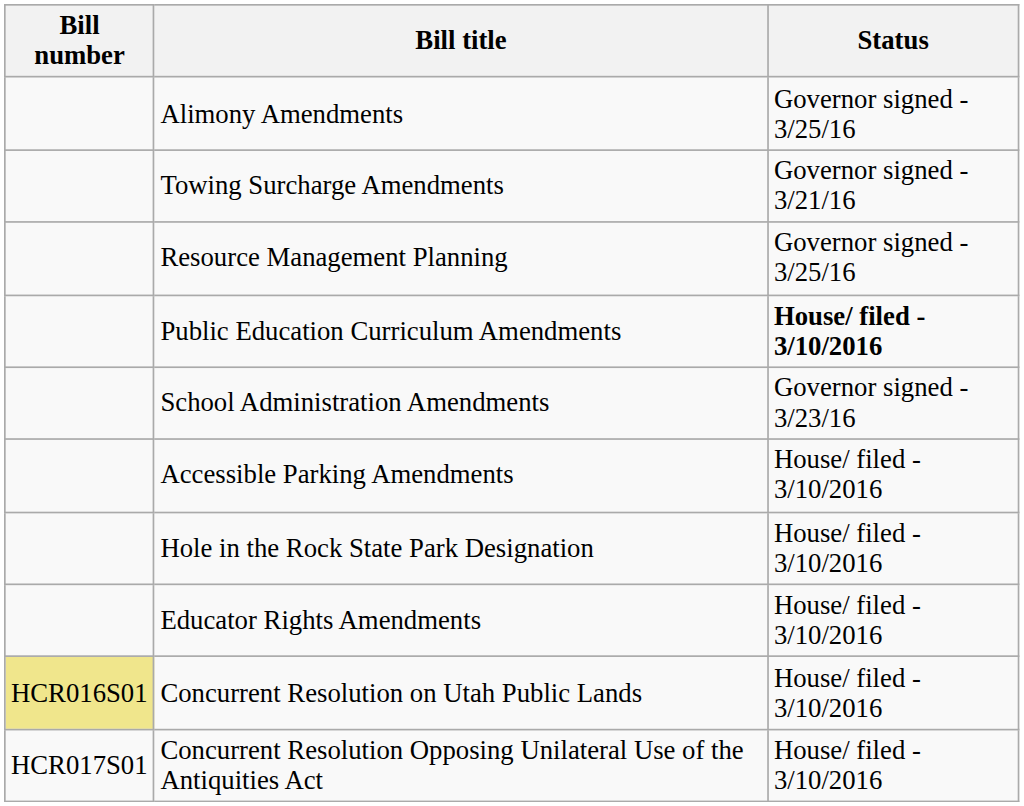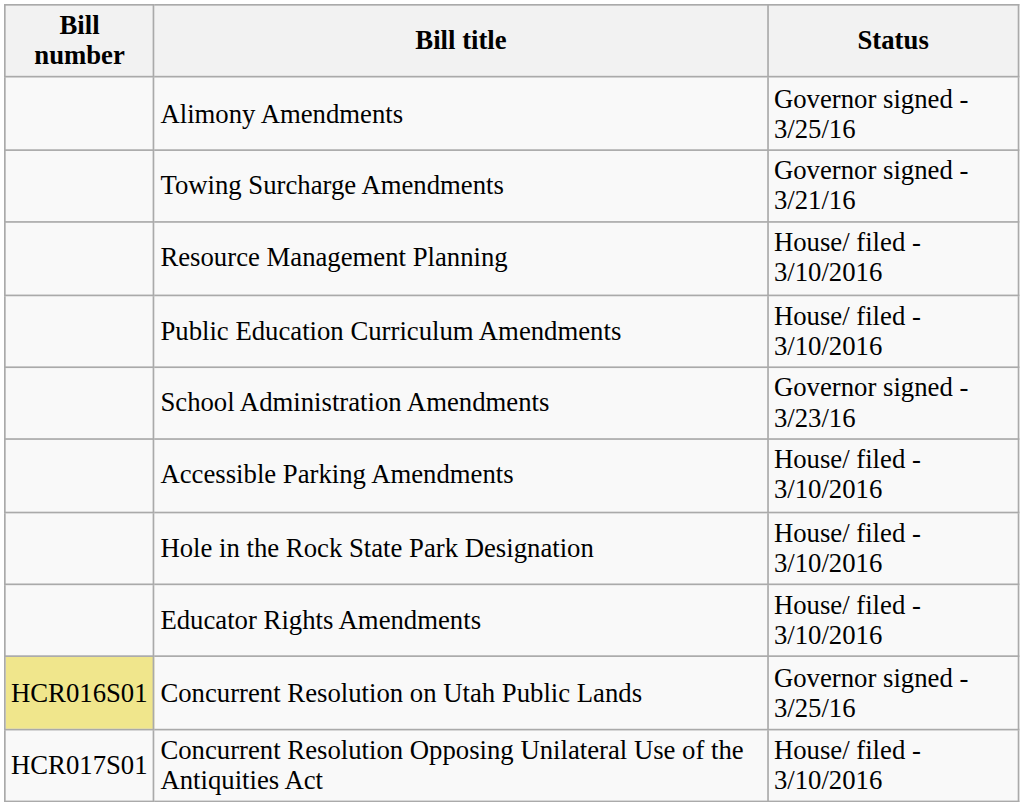(871, 258) Governor signed - 3/25/16 -> (847, 258) House/ filed - 3/10/2016
(850, 330) bold -> (847, 330) normal
(847, 692) House/ filed - 3/10/2016 -> (871, 692) Governor signed - 3/25/16
